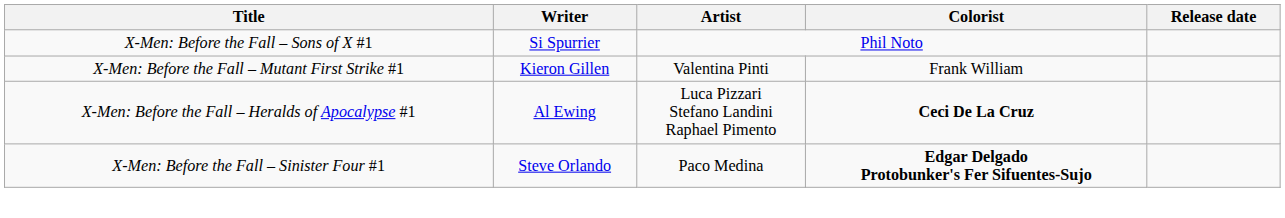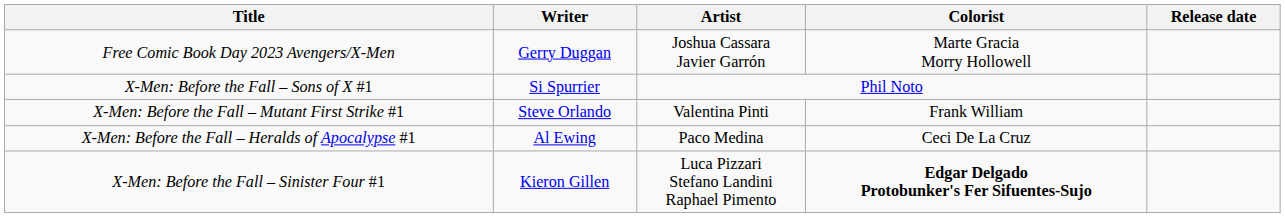+ row: (249, 52)
(565, 68) Kieron Gillen -> (565, 112) Steve Orlando
(721, 112) Luca Pizzari Stefano Landini Raphael Pimento -> (721, 138) Paco Medina
(976, 112) bold -> (976, 138) normal
(565, 165) Steve Orlando -> (565, 181) Kieron Gillen
(721, 165) Paco Medina -> (721, 181) Luca Pizzari Stefano Landini Raphael Pimento
